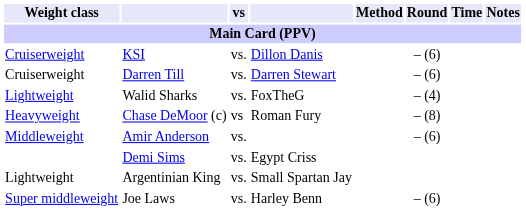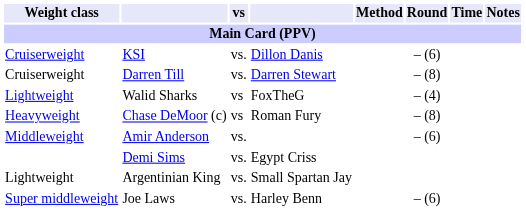(427, 75) – (6) -> (427, 75) – (8)
(239, 95) vs. -> (237, 95) vs
